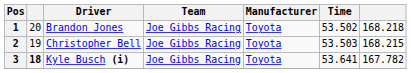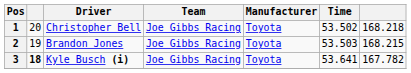(85, 29) Brandon Jones -> (94, 29) Christopher Bell
(94, 45) Christopher Bell -> (85, 45) Brandon Jones
